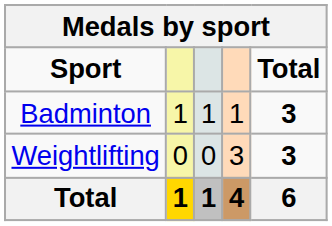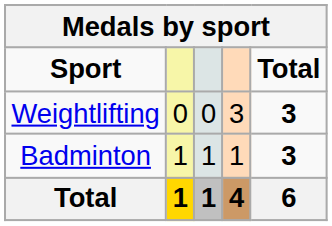rows swapped: (86, 112) <-> (86, 155)
